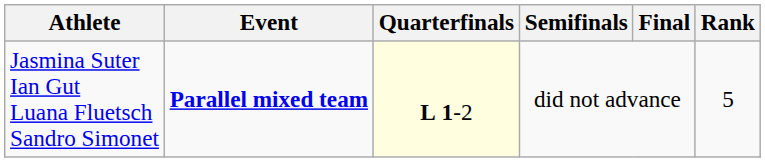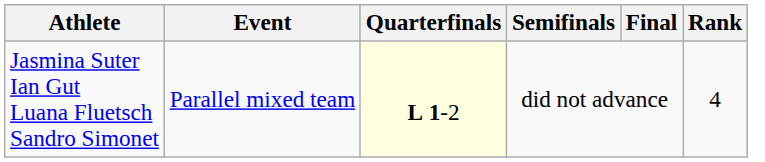(269, 98) bold -> (262, 98) normal
(728, 98) 5 -> (715, 98) 4
